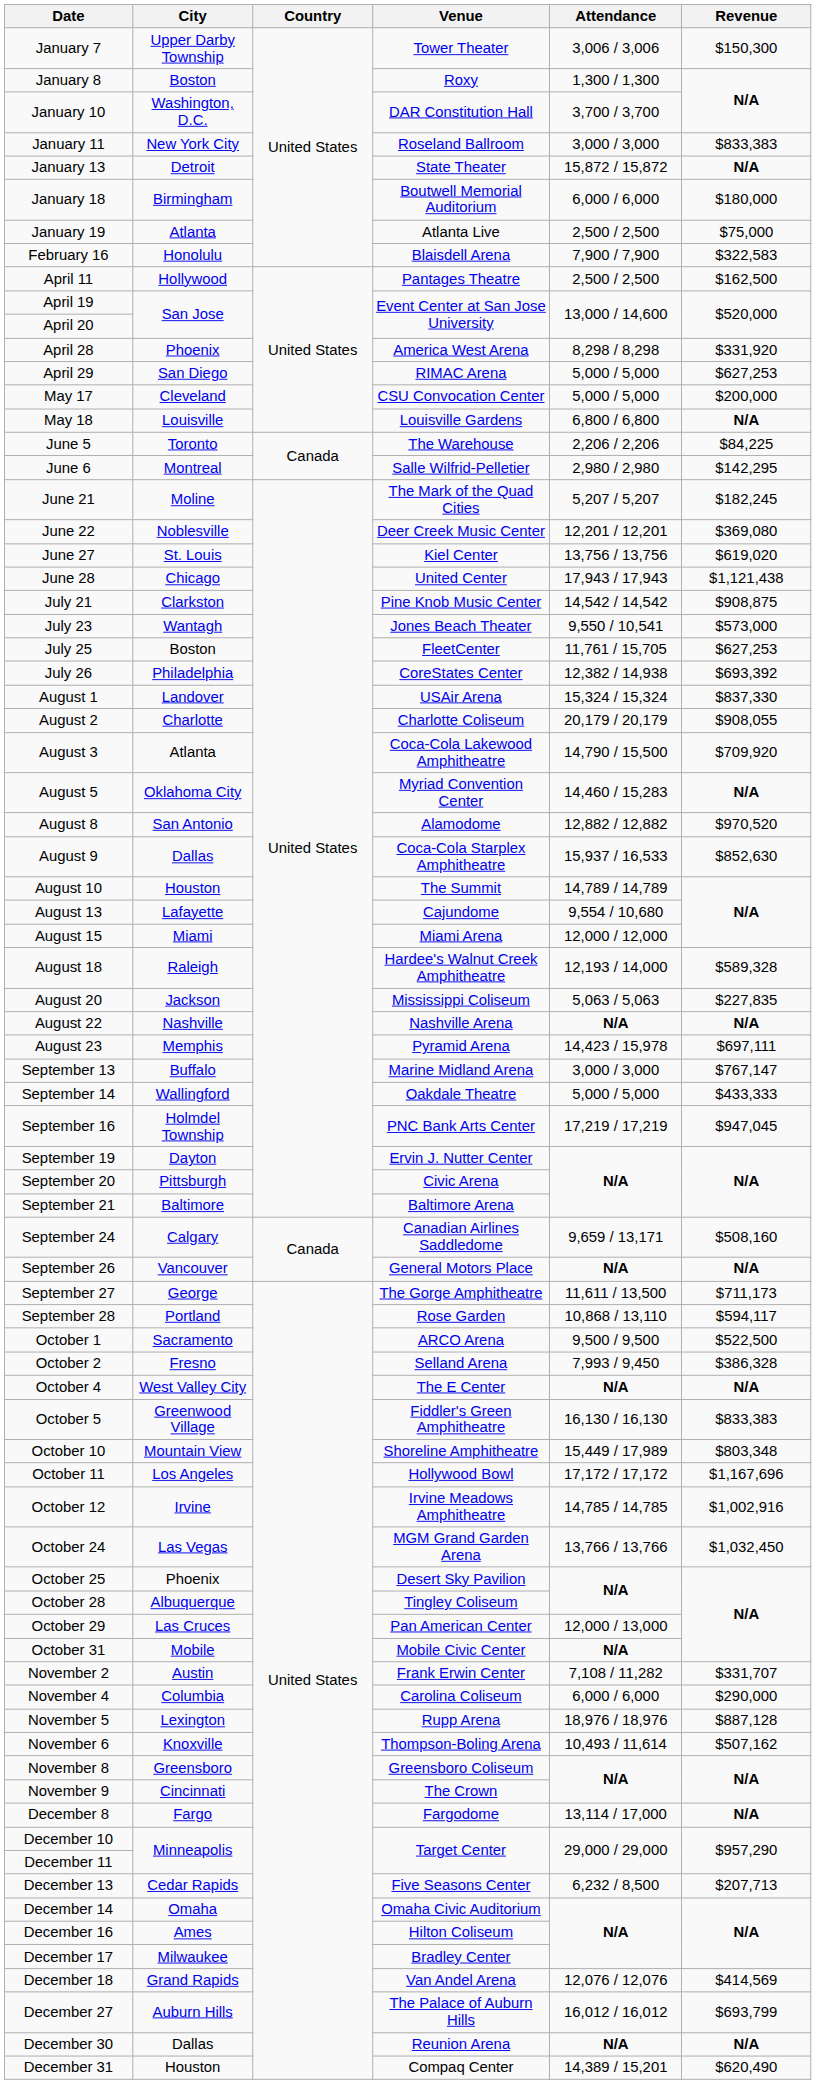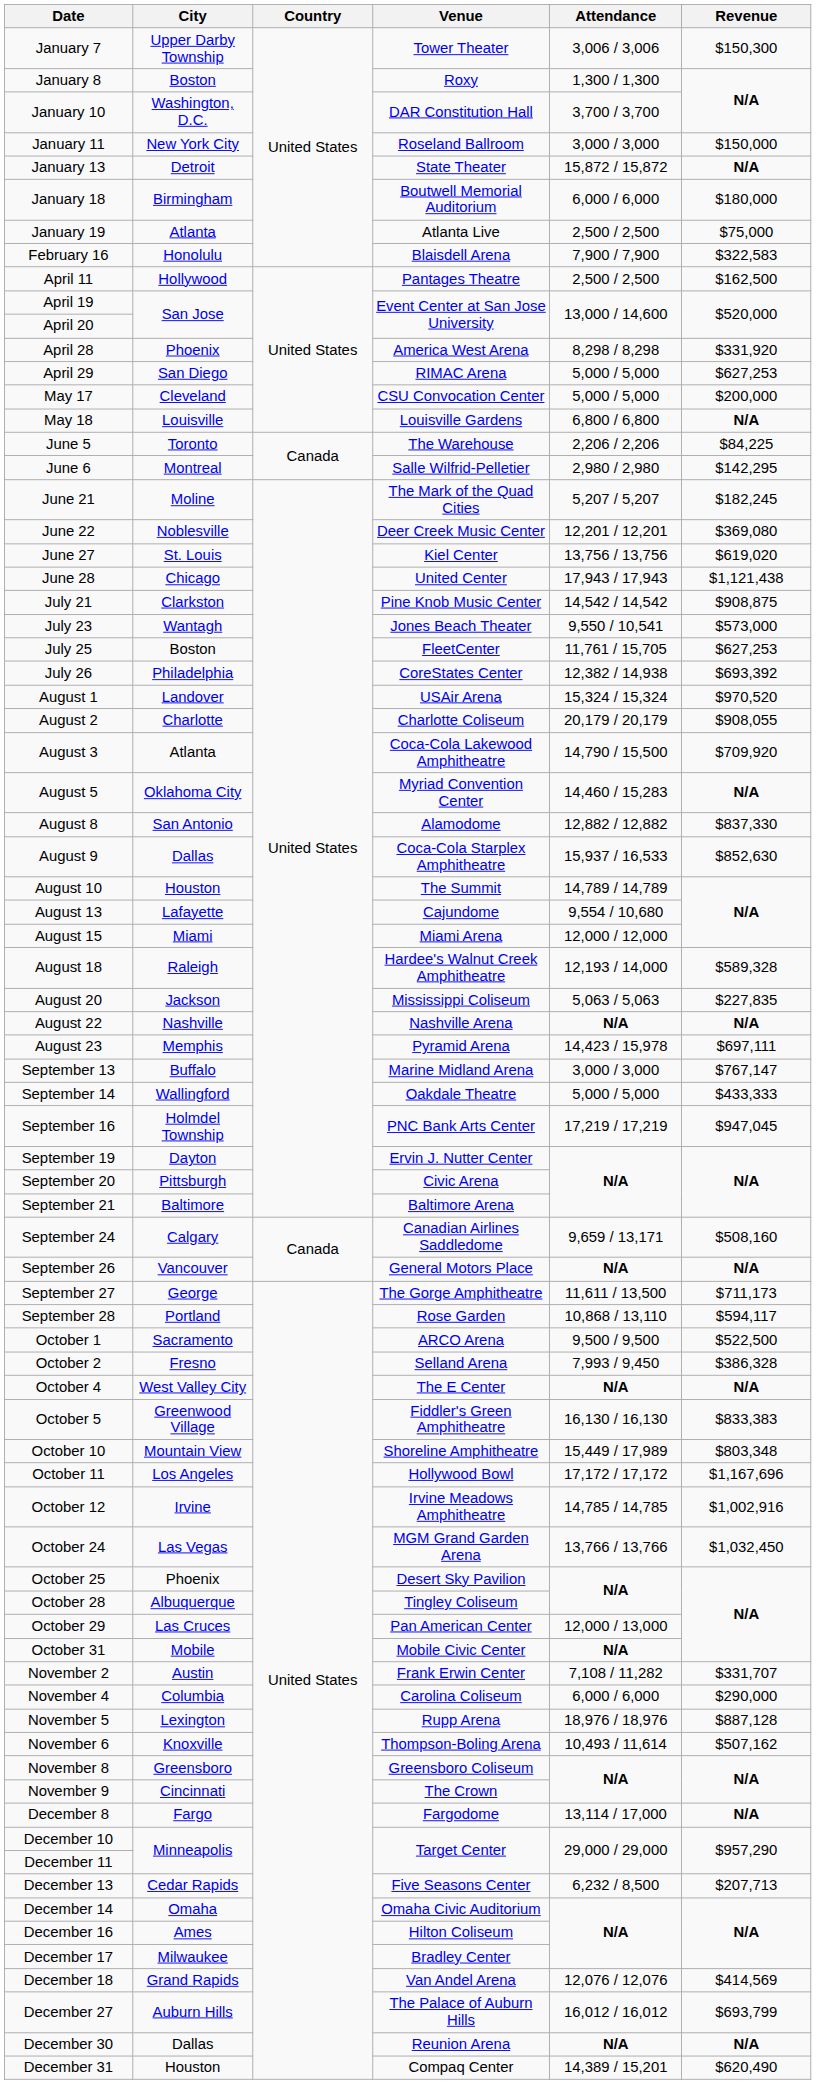(746, 144) $833,383 -> (746, 144) $150,000
(746, 696) $837,330 -> (746, 696) $970,520
(746, 824) $970,520 -> (746, 824) $837,330
